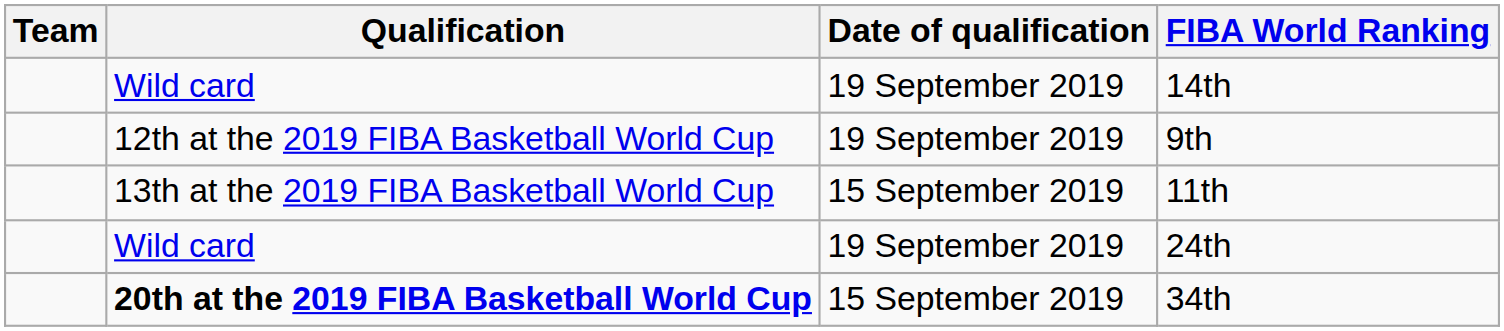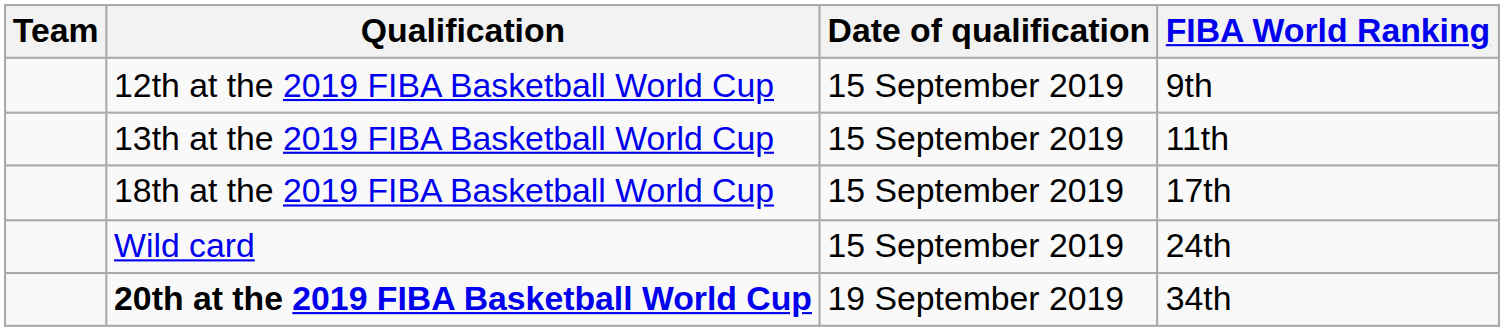- row: (1199, 84)
(976, 138) 19 September 2019 -> (976, 84) 15 September 2019
+ row: (1199, 191)
(976, 245) 19 September 2019 -> (976, 245) 15 September 2019
(976, 298) 15 September 2019 -> (976, 298) 19 September 2019
